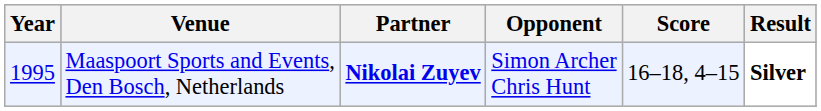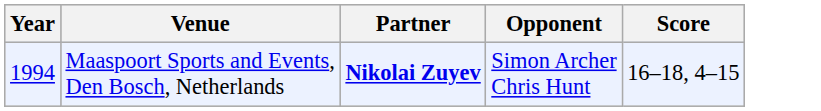- column: (780, 23)
(32, 73) 1995 -> (32, 73) 1994
